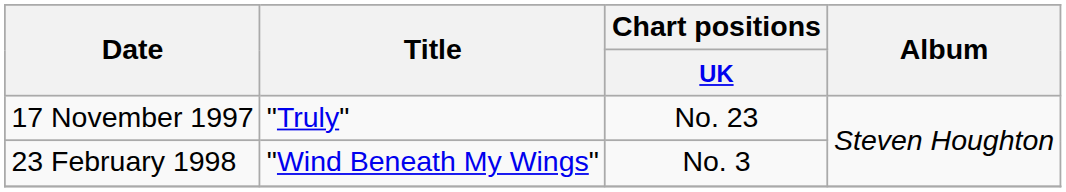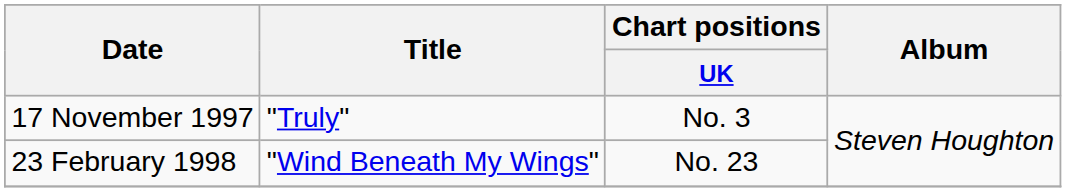(716, 117) No. 23 -> (716, 117) No. 3
(716, 162) No. 3 -> (716, 162) No. 23
